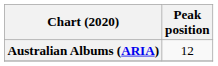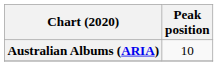(187, 50) 12 -> (187, 50) 10
